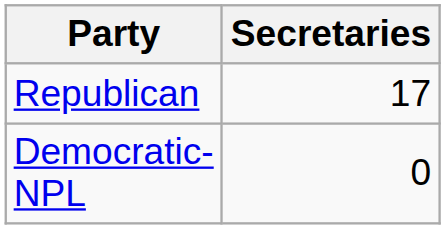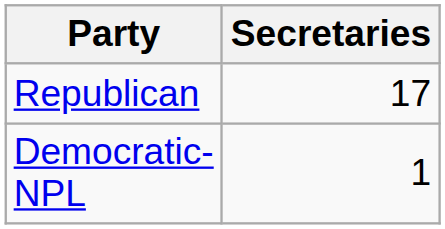(421, 172) 0 -> (421, 172) 1
